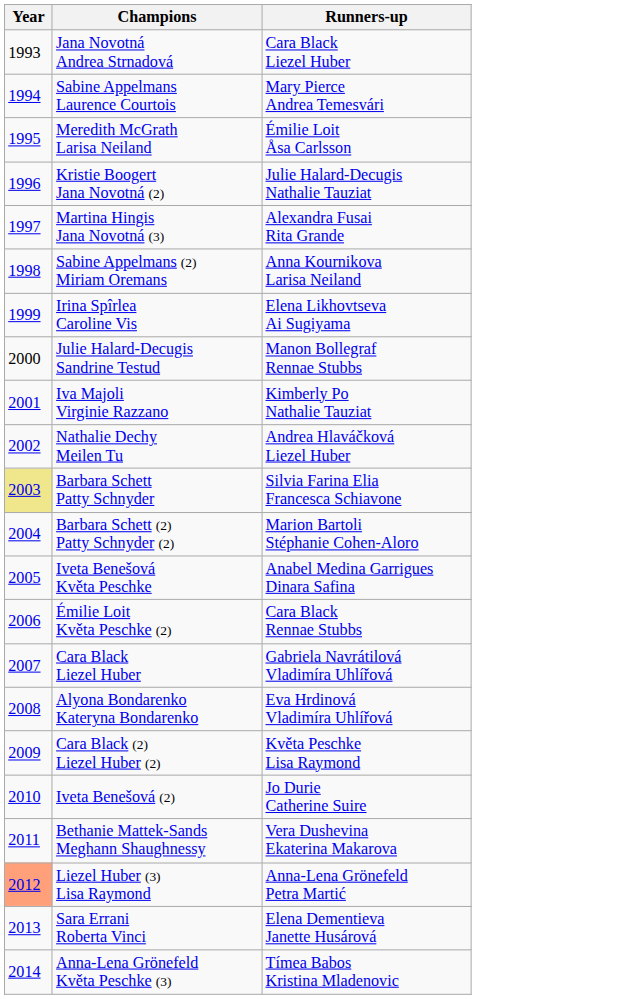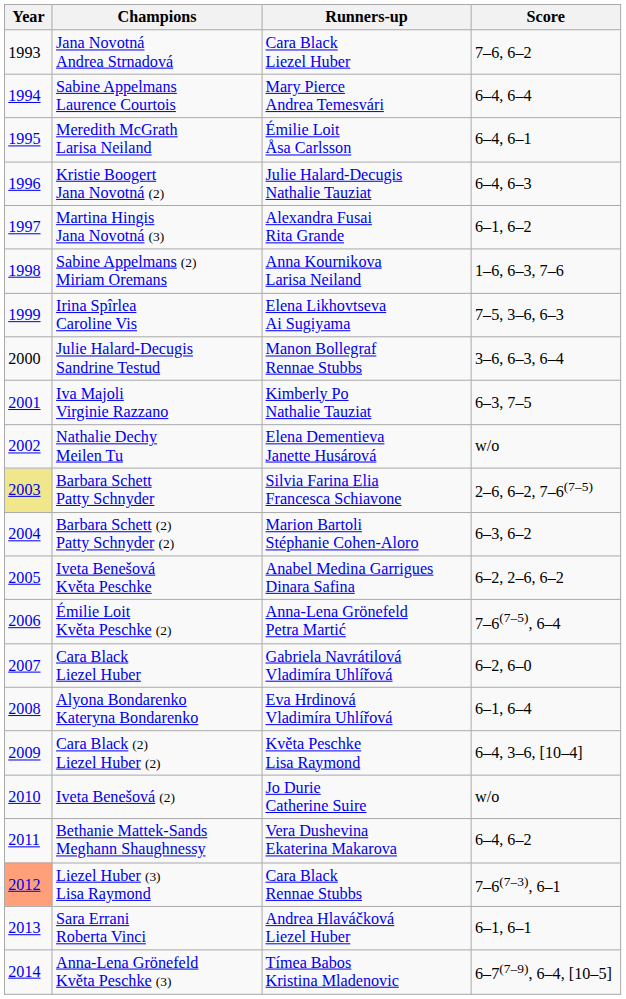+ column: (546, 17)
(330, 446) Andrea Hlaváčková Liezel Huber -> (325, 446) Elena Dementieva Janette Husárová
(314, 621) Cara Black Rennae Stubbs -> (337, 621) Anna-Lena Grönefeld Petra Martić
(337, 884) Anna-Lena Grönefeld Petra Martić -> (314, 884) Cara Black Rennae Stubbs
(325, 928) Elena Dementieva Janette Husárová -> (330, 928) Andrea Hlaváčková Liezel Huber
